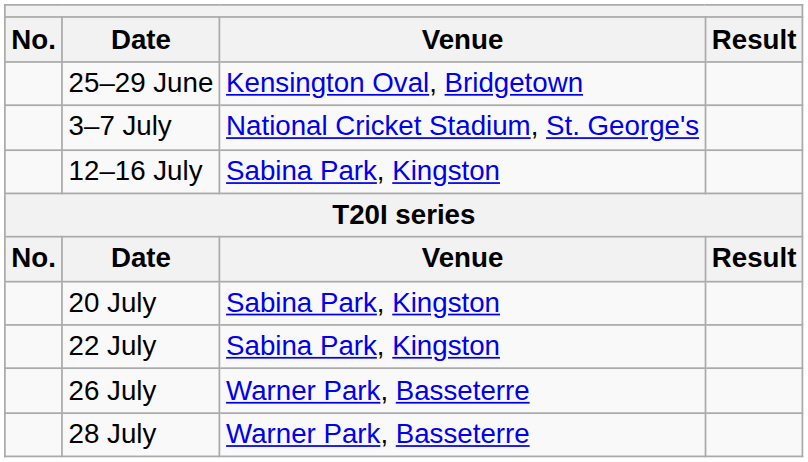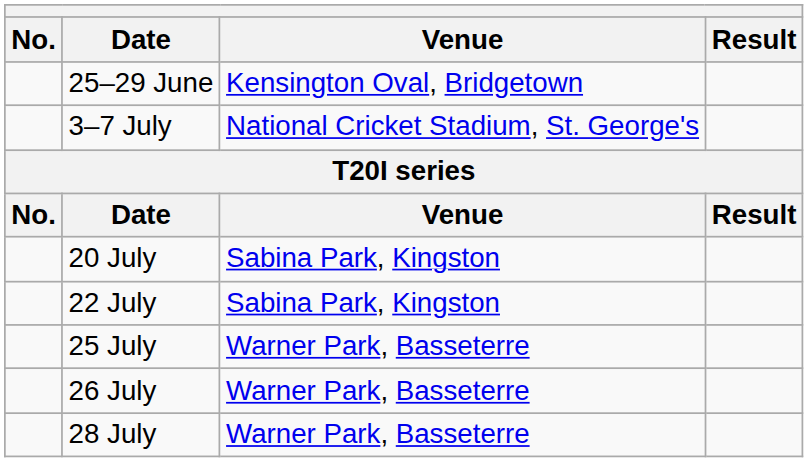- row: (136, 170)
+ row: (112, 346)
